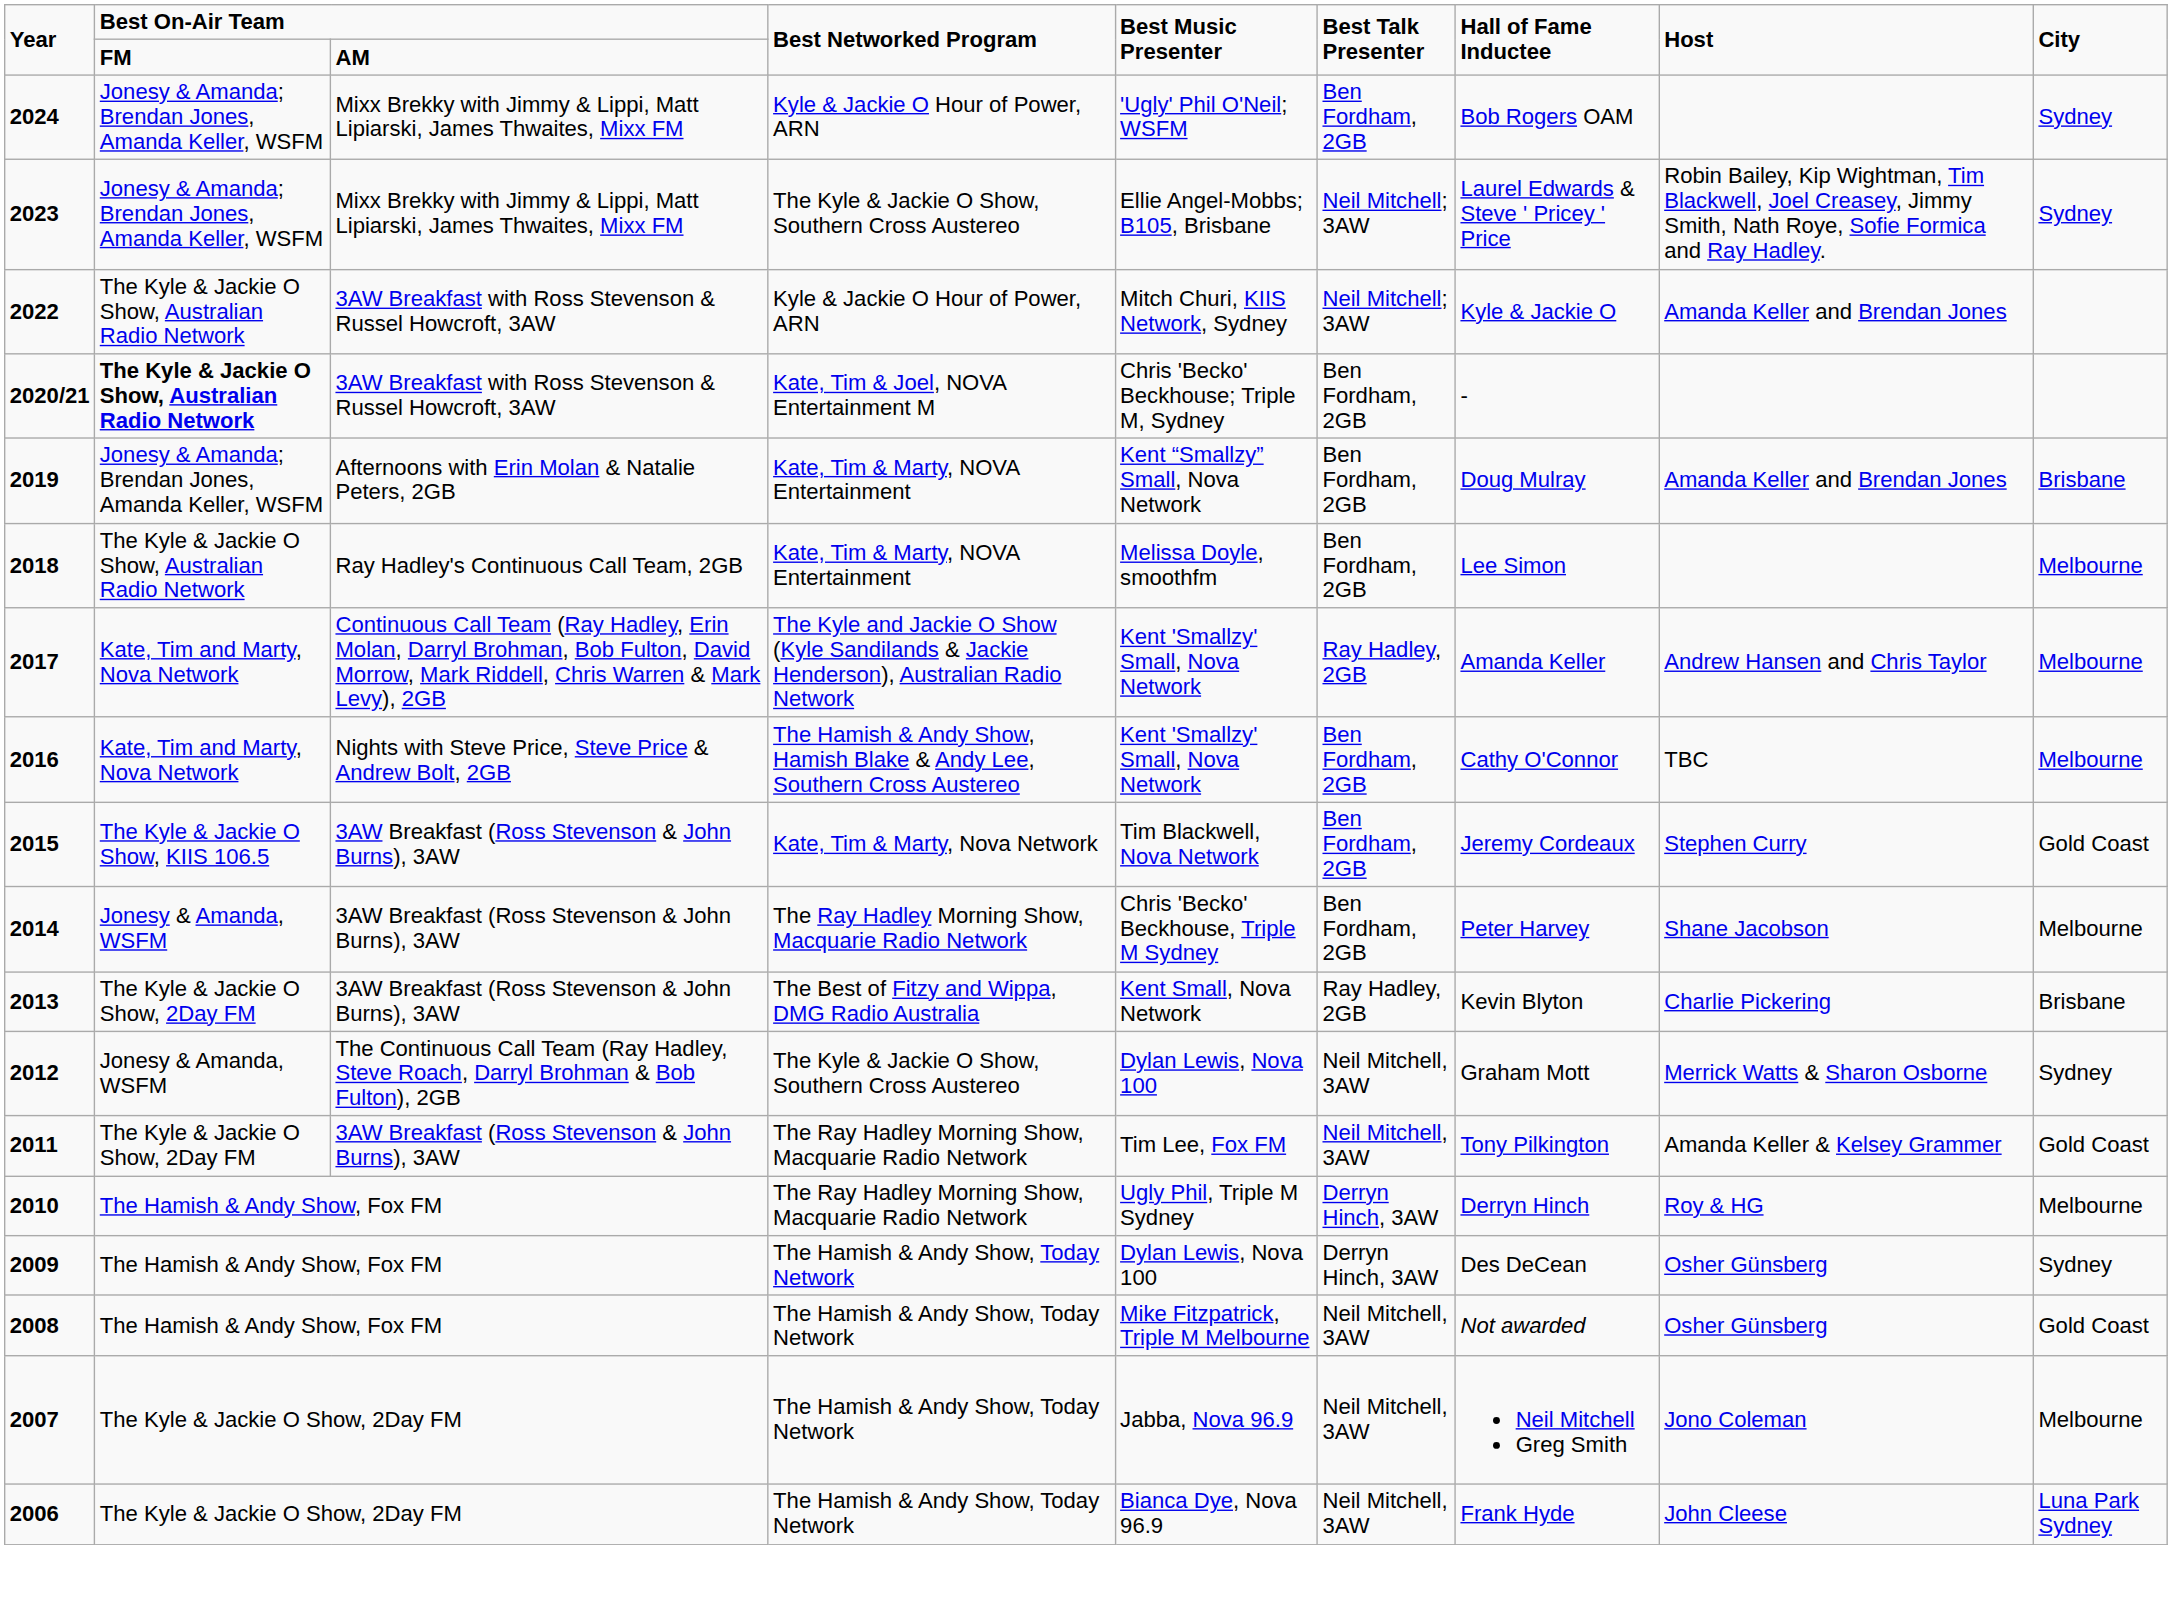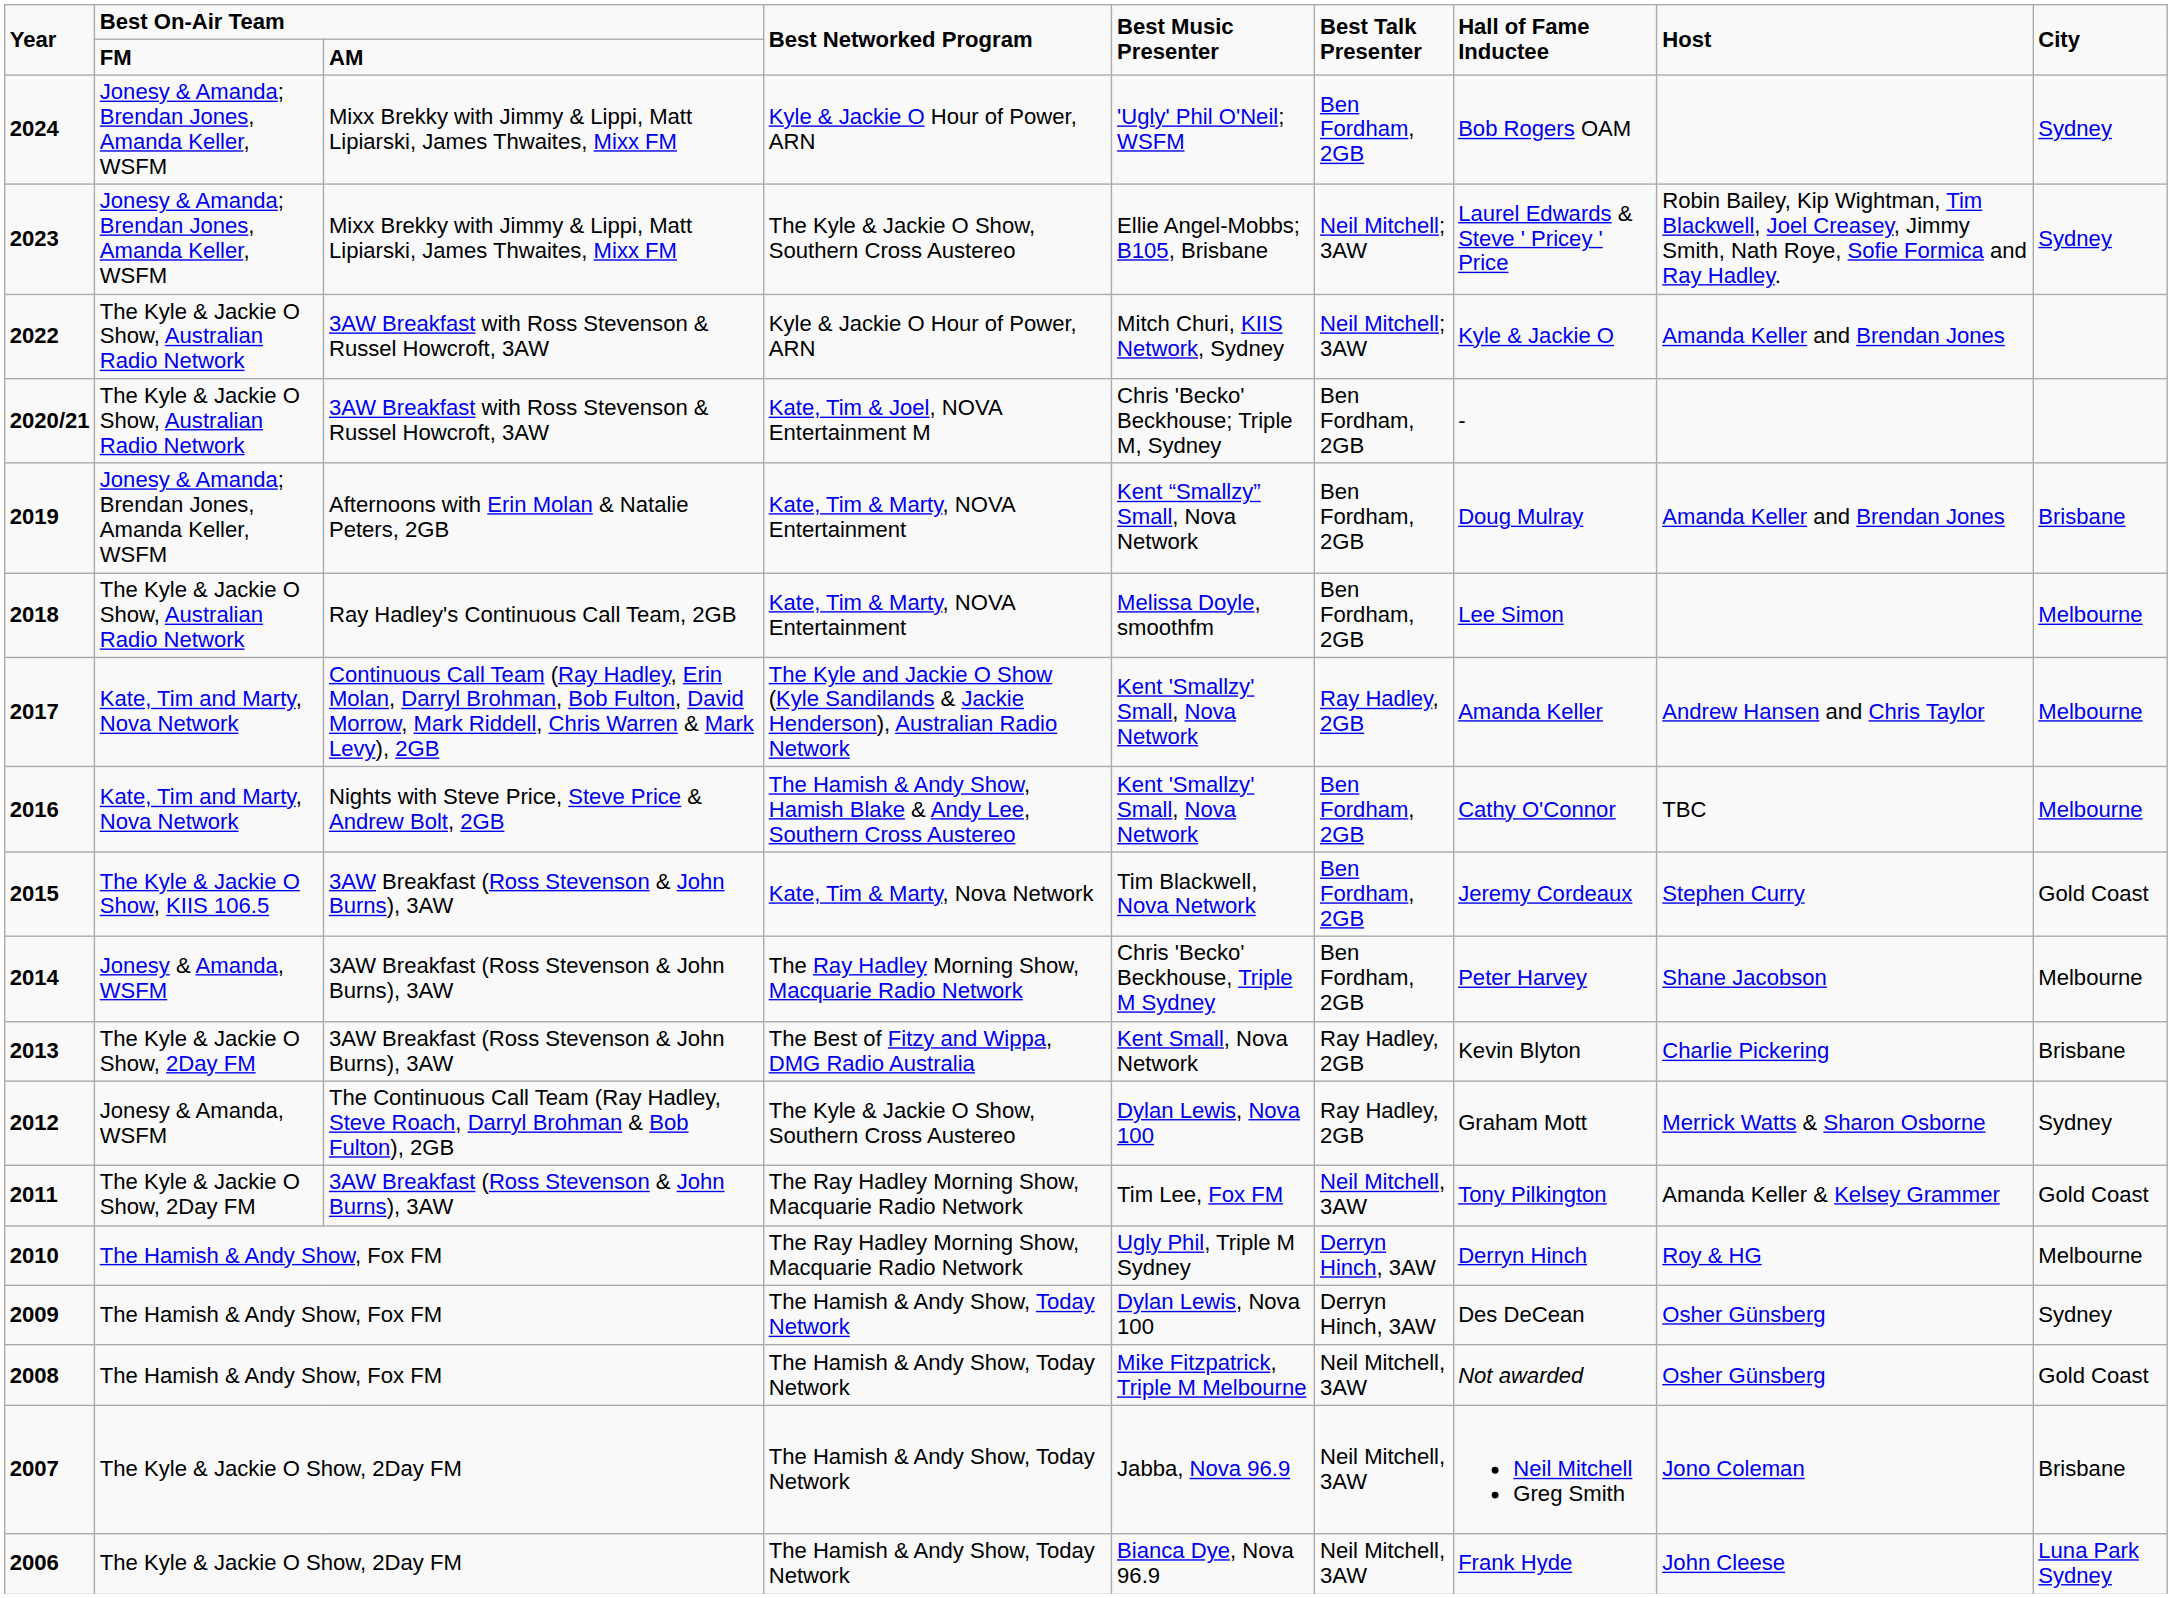(205, 395) bold -> (200, 420) normal
(1385, 1073) Neil Mitchell, 3AW -> (1379, 1123) Ray Hadley, 2GB
(2091, 1419) Melbourne -> (2082, 1469) Brisbane
